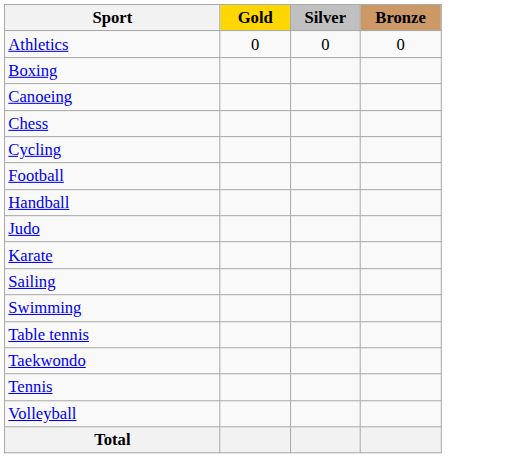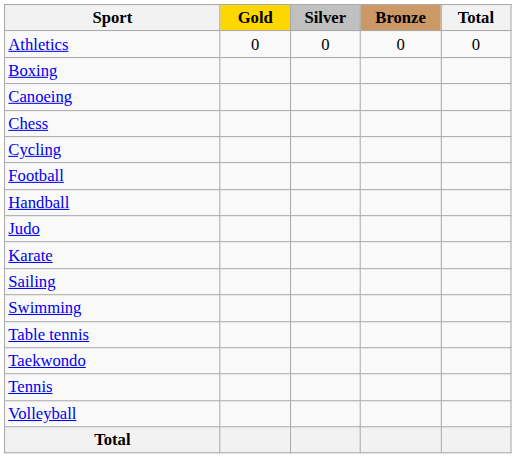+ column: (476, 17)
